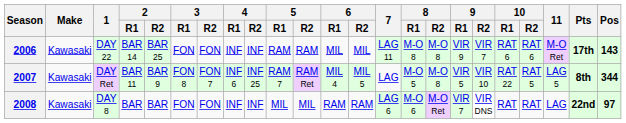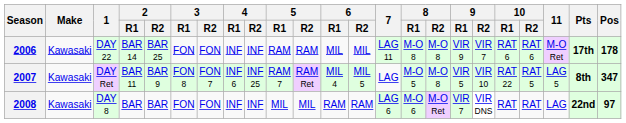(609, 50) 143 -> (609, 50) 178
(609, 77) 344 -> (609, 77) 347
